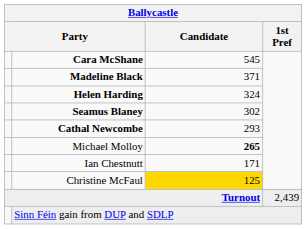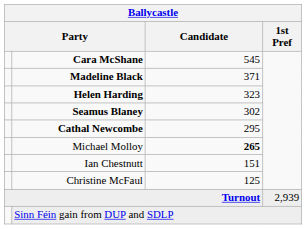(252, 94) 324 -> (252, 94) 323
(252, 128) 293 -> (252, 128) 295
(252, 163) 171 -> (252, 163) 151
(252, 180) gold background -> (252, 180) no background
(287, 197) 2,439 -> (287, 197) 2,939
